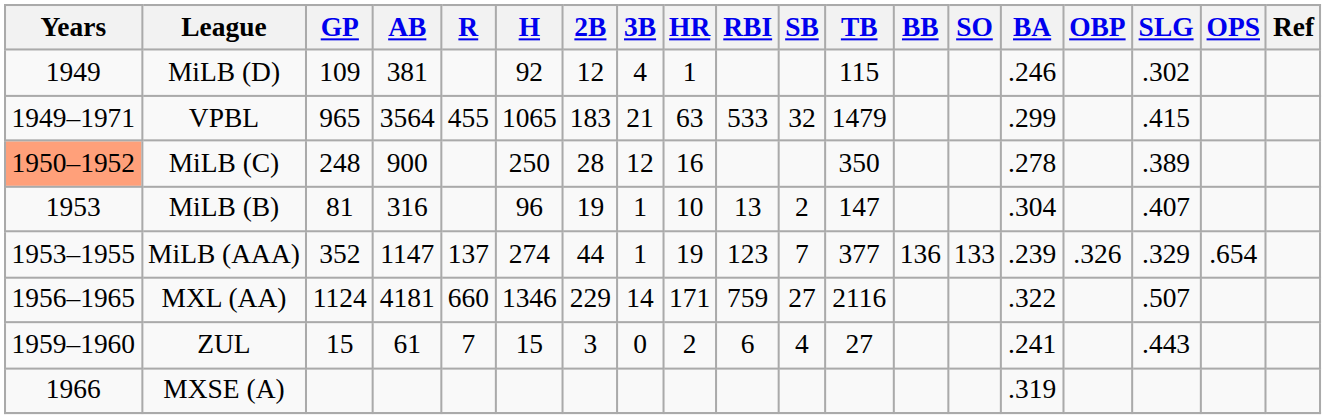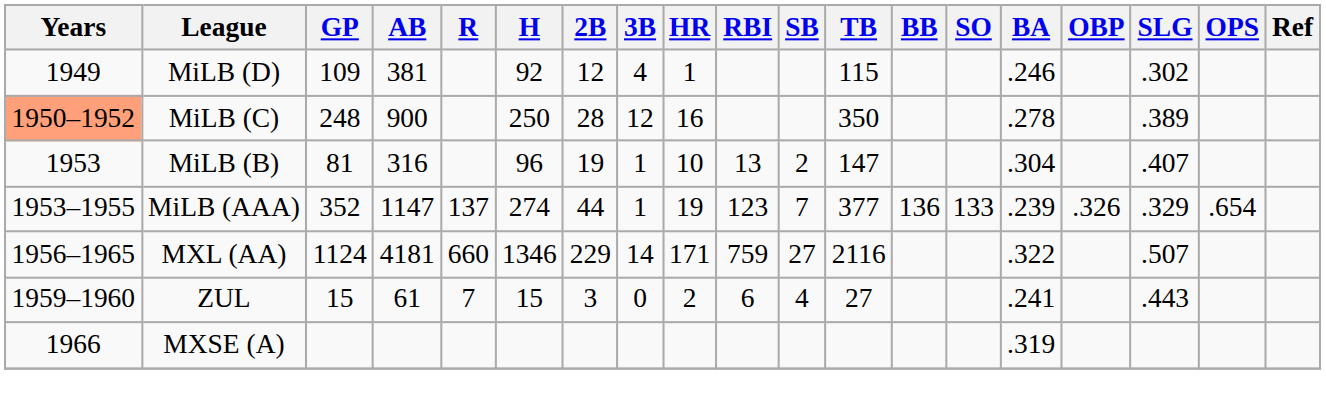- row: (224, 117)
